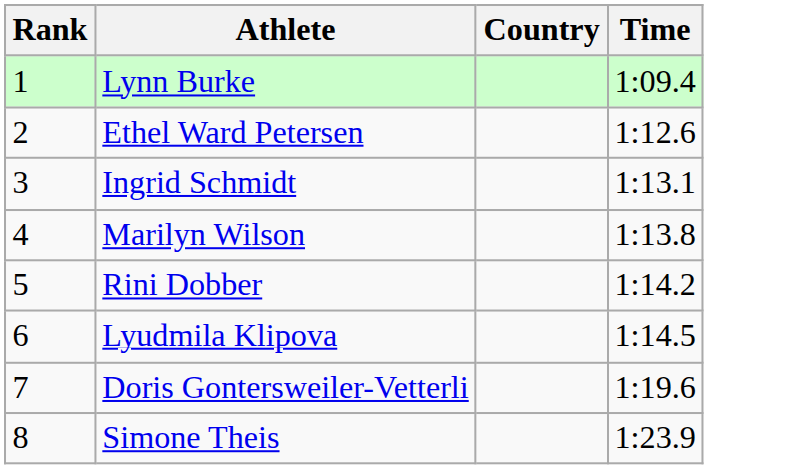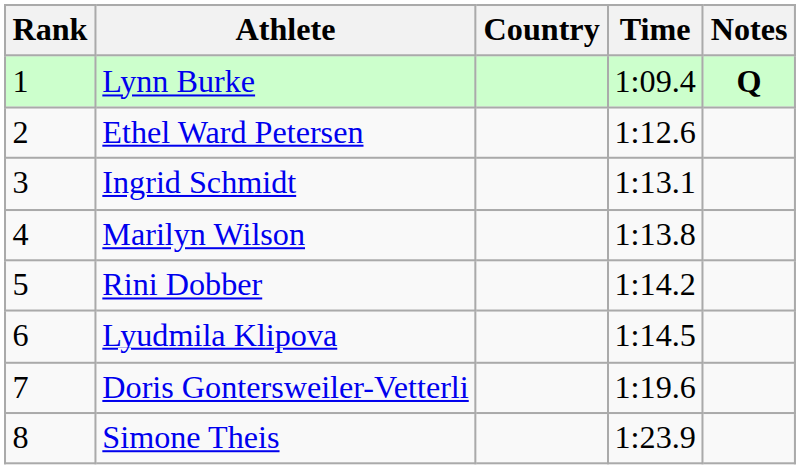+ column: (749, 30)
